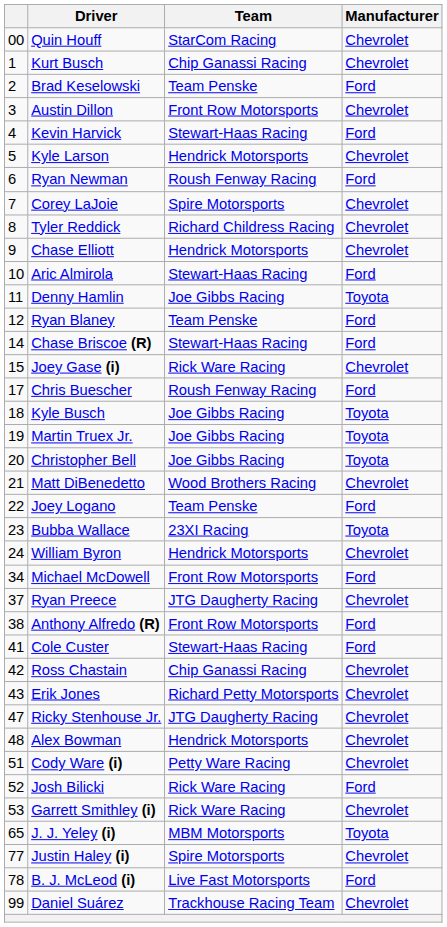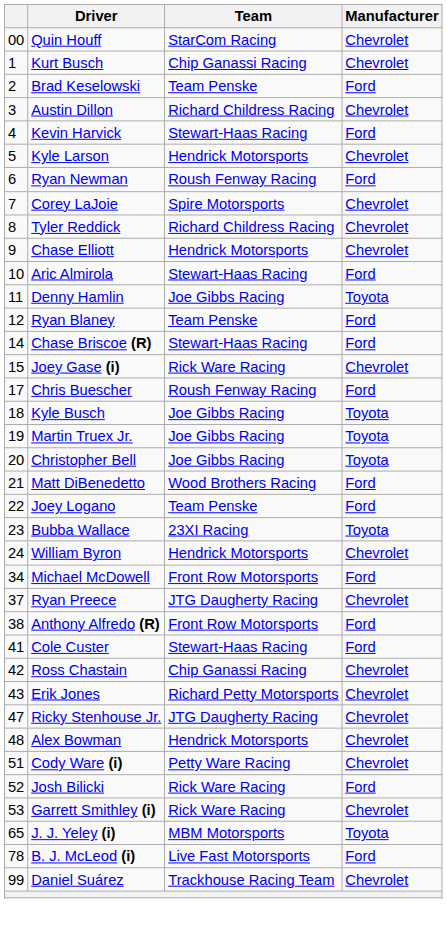(243, 110) Front Row Motorsports -> (251, 110) Richard Childress Racing
(377, 483) Chevrolet -> (360, 483) Ford
- row: (80, 857)
